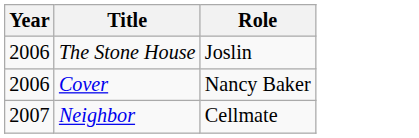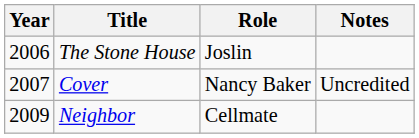+ column: (365, 20)
(29, 84) 2006 -> (29, 84) 2007
(29, 116) 2007 -> (29, 116) 2009
